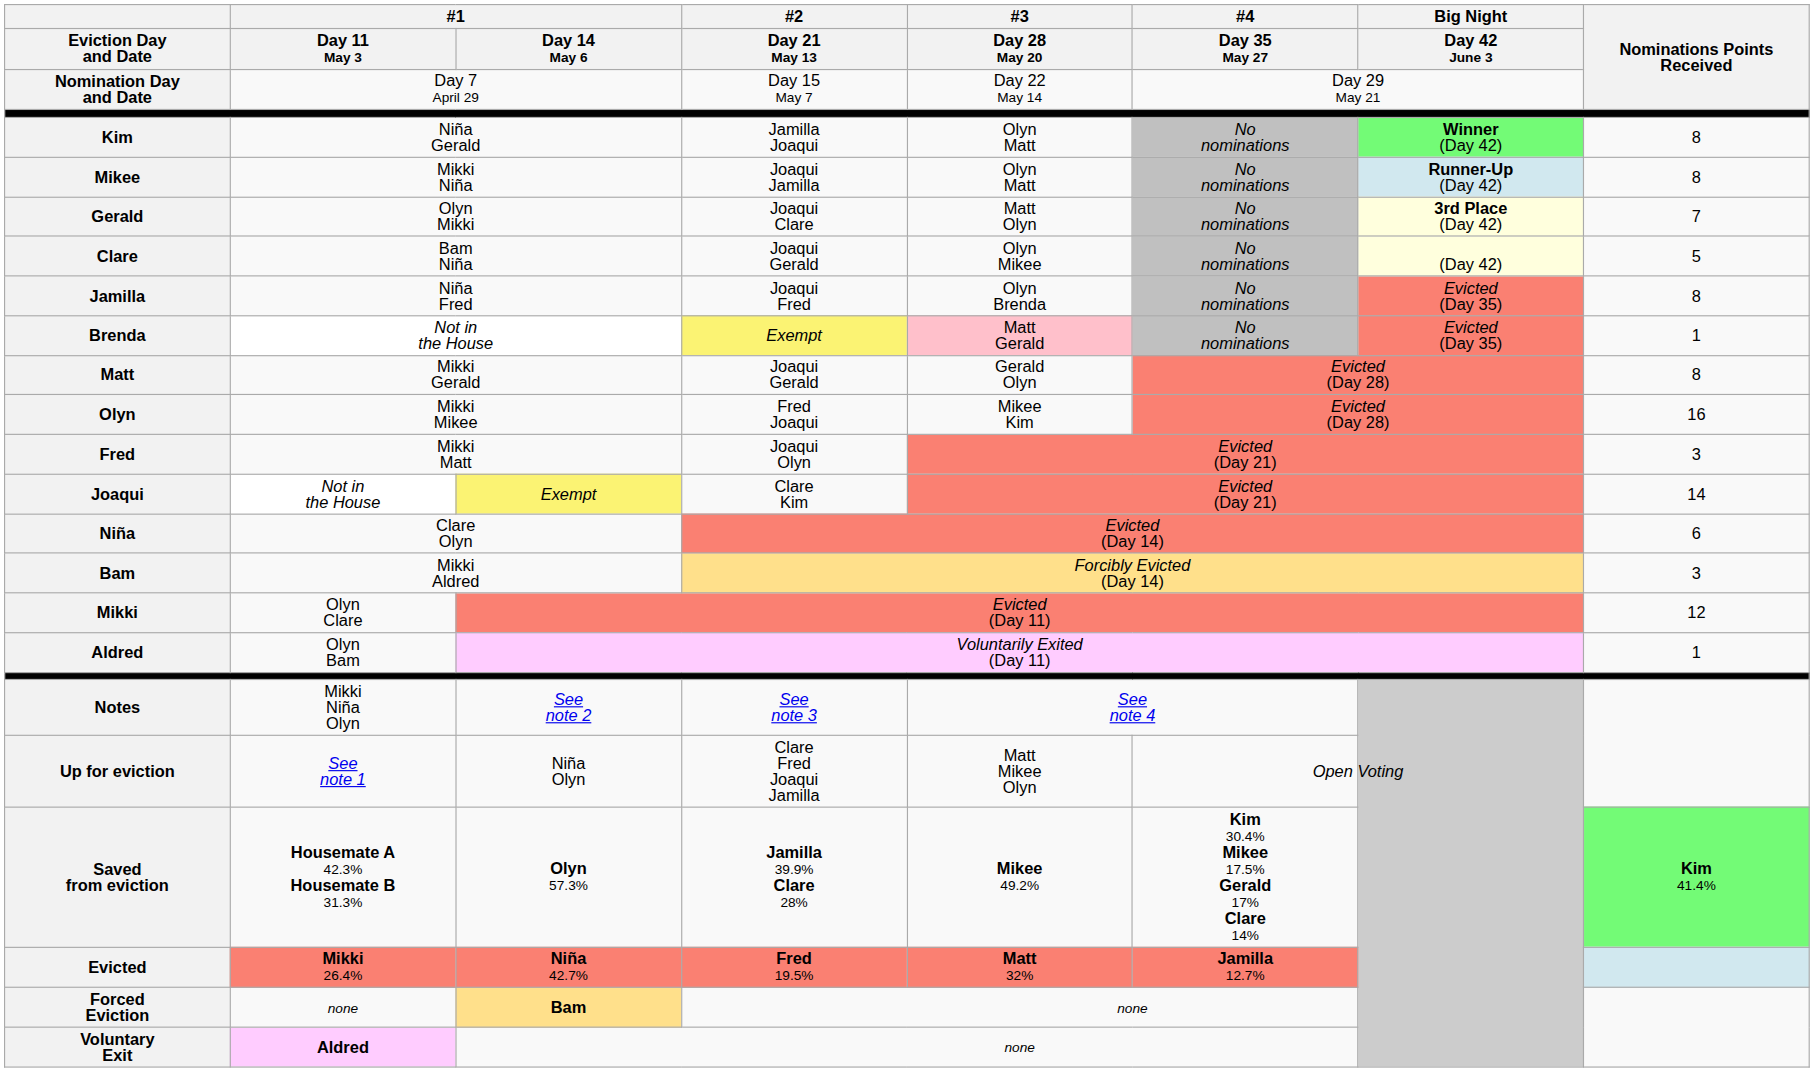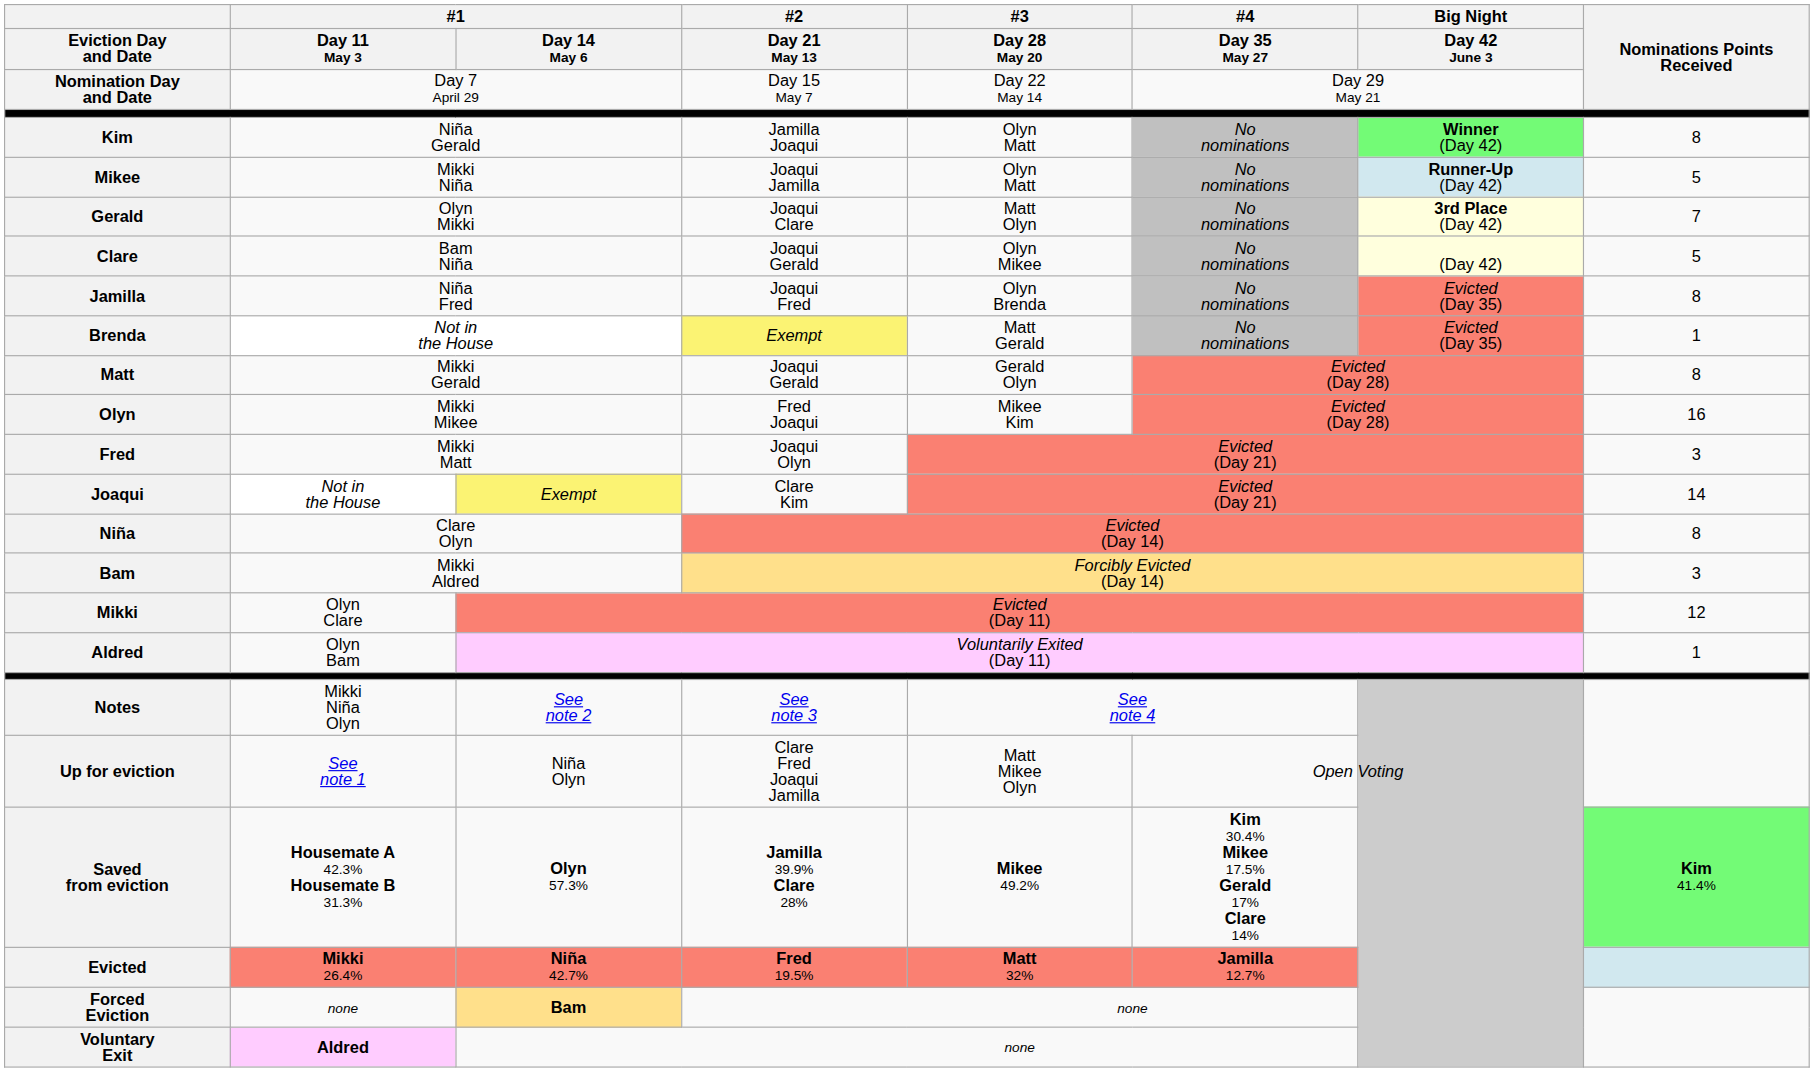(1696, 177) 8 -> (1696, 177) 5
(1020, 336) pink background -> (1020, 336) no background
(1696, 534) 6 -> (1696, 534) 8
